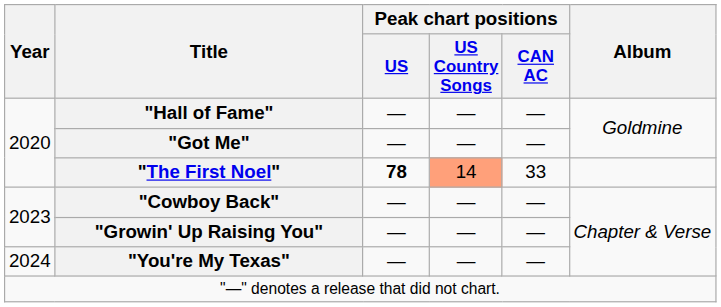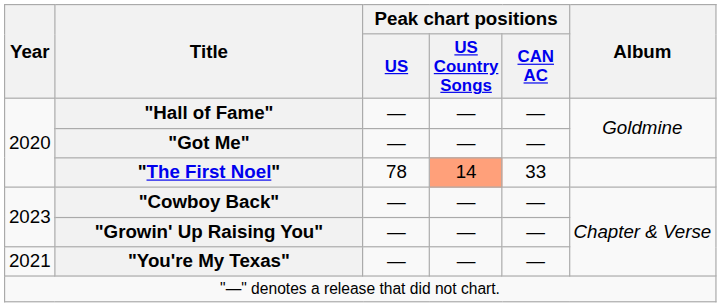(396, 172) bold -> (396, 172) normal
(30, 261) 2024 -> (30, 261) 2021
